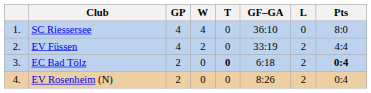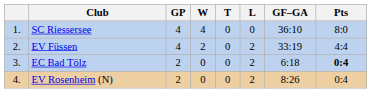columns swapped: (303, 12) <-> (265, 12)
(228, 63) bold -> (228, 63) normal
